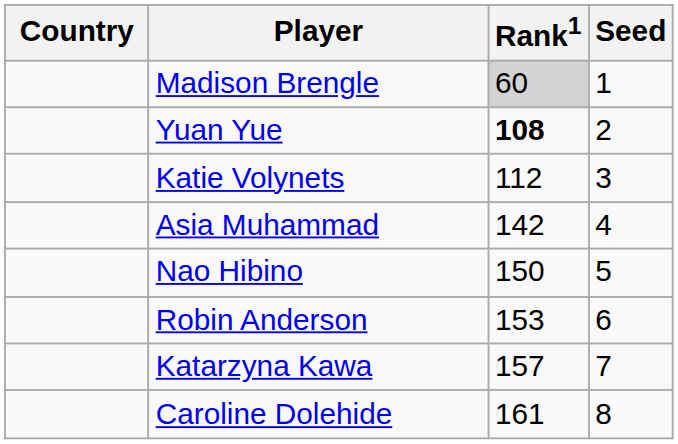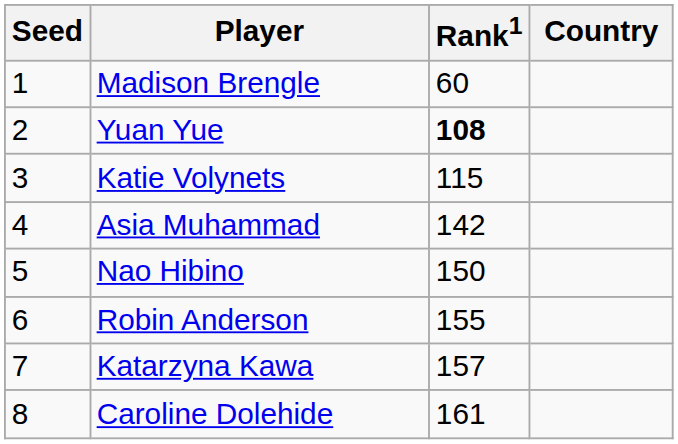columns swapped: (77, 32) <-> (631, 32)
(511, 83) lightgrey background -> (452, 83) no background
(519, 177) 112 -> (460, 177) 115
(520, 319) 153 -> (461, 319) 155
